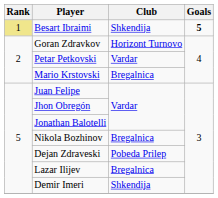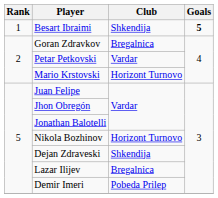(18, 28) khaki background -> (18, 28) no background
(147, 43) Horizont Turnovo -> (132, 43) Bregalnica
(132, 75) Bregalnica -> (147, 75) Horizont Turnovo
(132, 138) Bregalnica -> (147, 138) Horizont Turnovo
(139, 153) Pobeda Prilep -> (131, 153) Shkendija
(131, 185) Shkendija -> (139, 185) Pobeda Prilep
